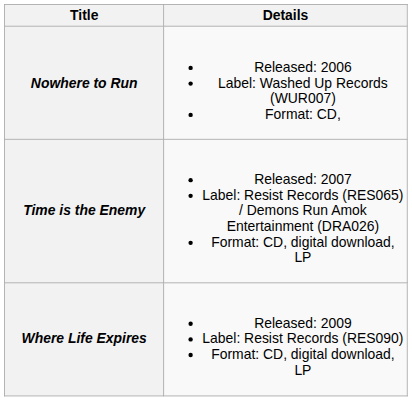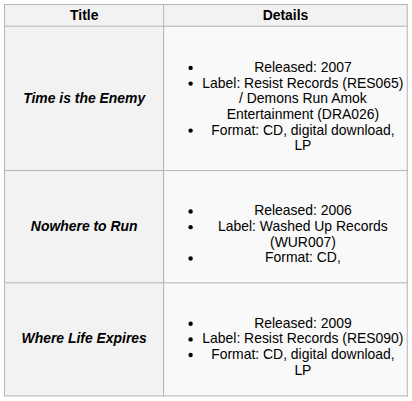rows swapped: (84, 82) <-> (84, 211)
